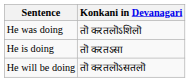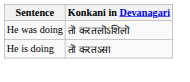- row: (41, 67)
